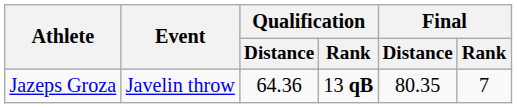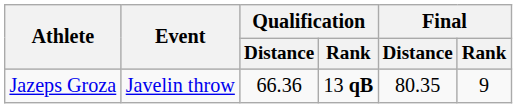(279, 86) 64.36 -> (279, 86) 66.36
(484, 86) 7 -> (484, 86) 9
